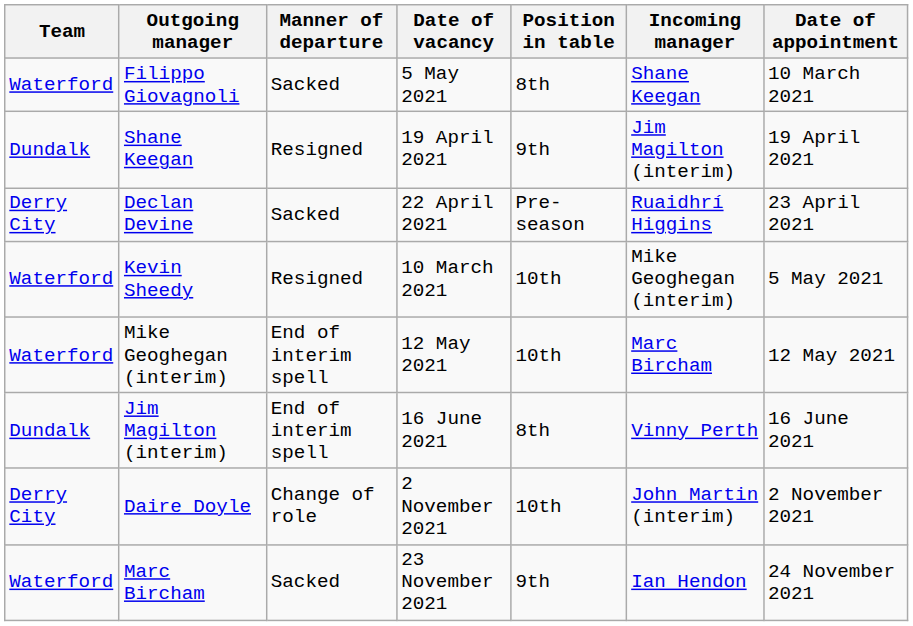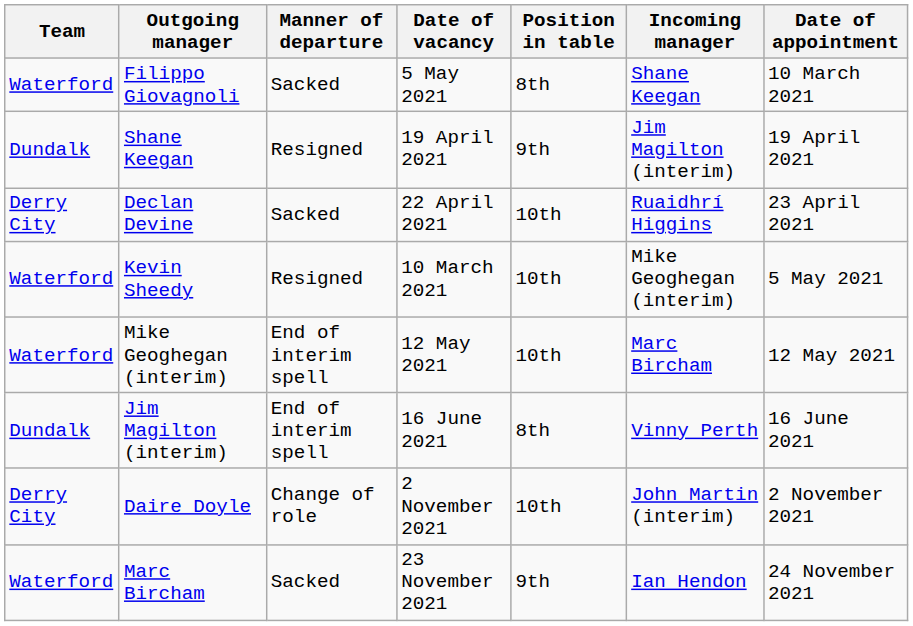(550, 214) Pre-season -> (539, 214) 10th
